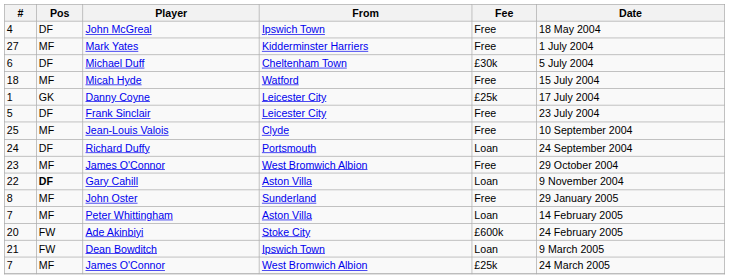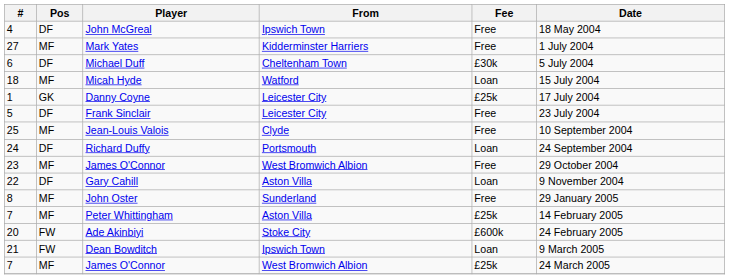(485, 80) Free -> (486, 80) Loan
(46, 181) bold -> (46, 181) normal
(486, 215) Loan -> (486, 215) £25k
